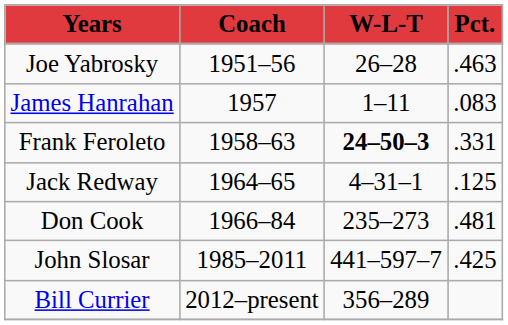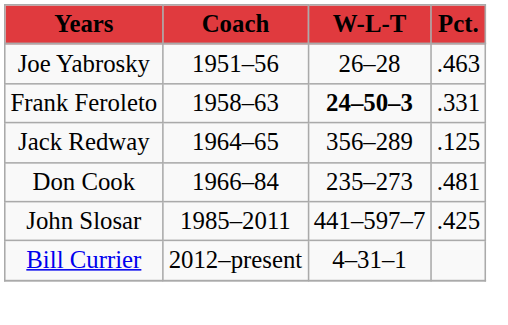- row: (92, 102)
(386, 181) 4–31–1 -> (369, 142) 356–289
(386, 299) 356–289 -> (369, 260) 4–31–1
